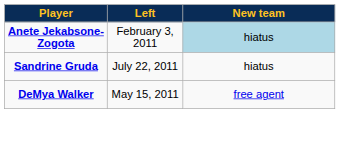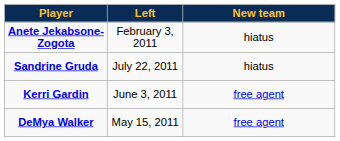(259, 37) lightblue background -> (259, 37) no background
+ row: (56, 94)
